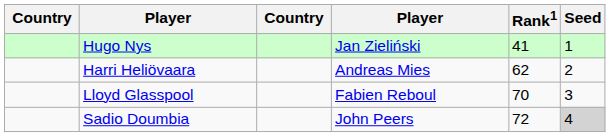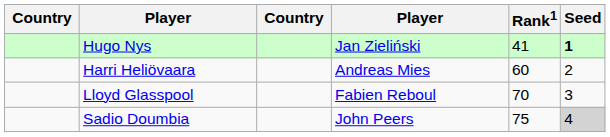(569, 45) normal -> (569, 45) bold
(521, 70) 62 -> (521, 70) 60
(521, 119) 72 -> (521, 119) 75
